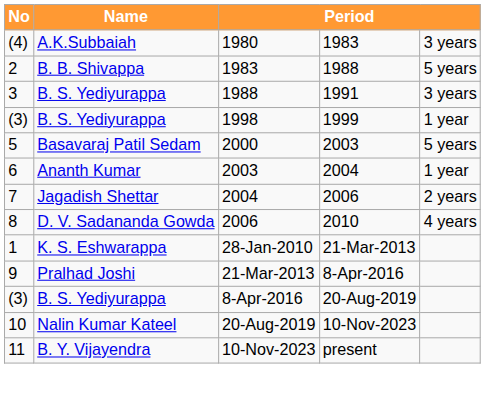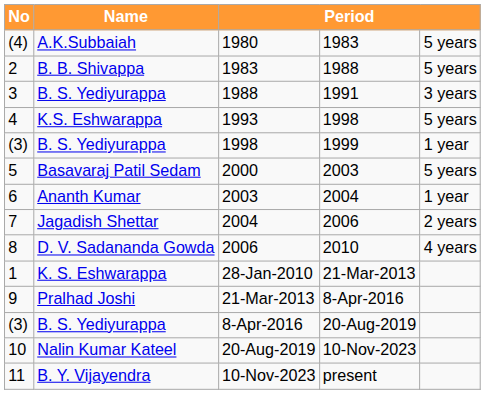(450, 42) 3 years -> (450, 42) 5 years
+ row: (240, 119)
